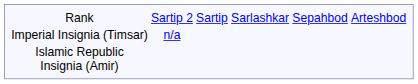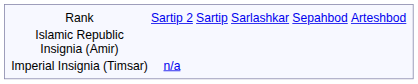rows swapped: (80, 58) <-> (80, 35)
